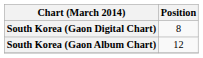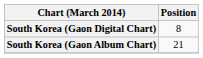(178, 45) 12 -> (178, 45) 21
